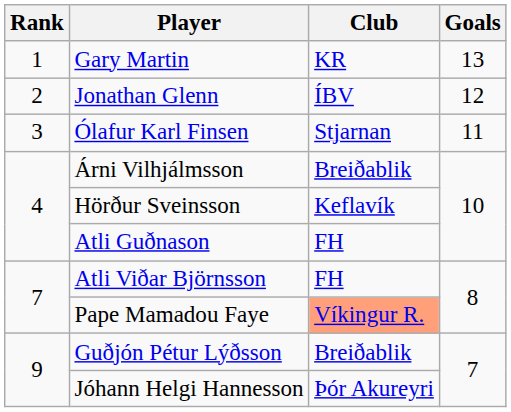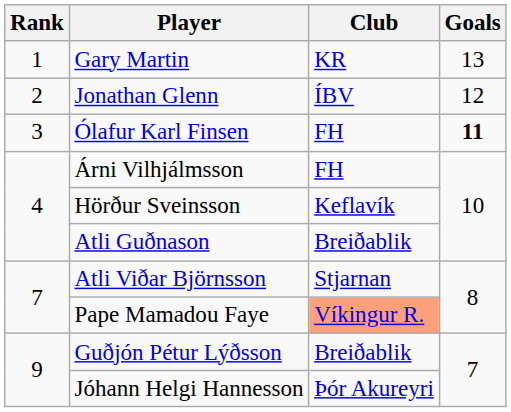(353, 132) Stjarnan -> (329, 132) FH
(473, 132) normal -> (473, 132) bold
(363, 168) Breiðablik -> (329, 168) FH
(329, 242) FH -> (363, 242) Breiðablik
(329, 278) FH -> (353, 278) Stjarnan
